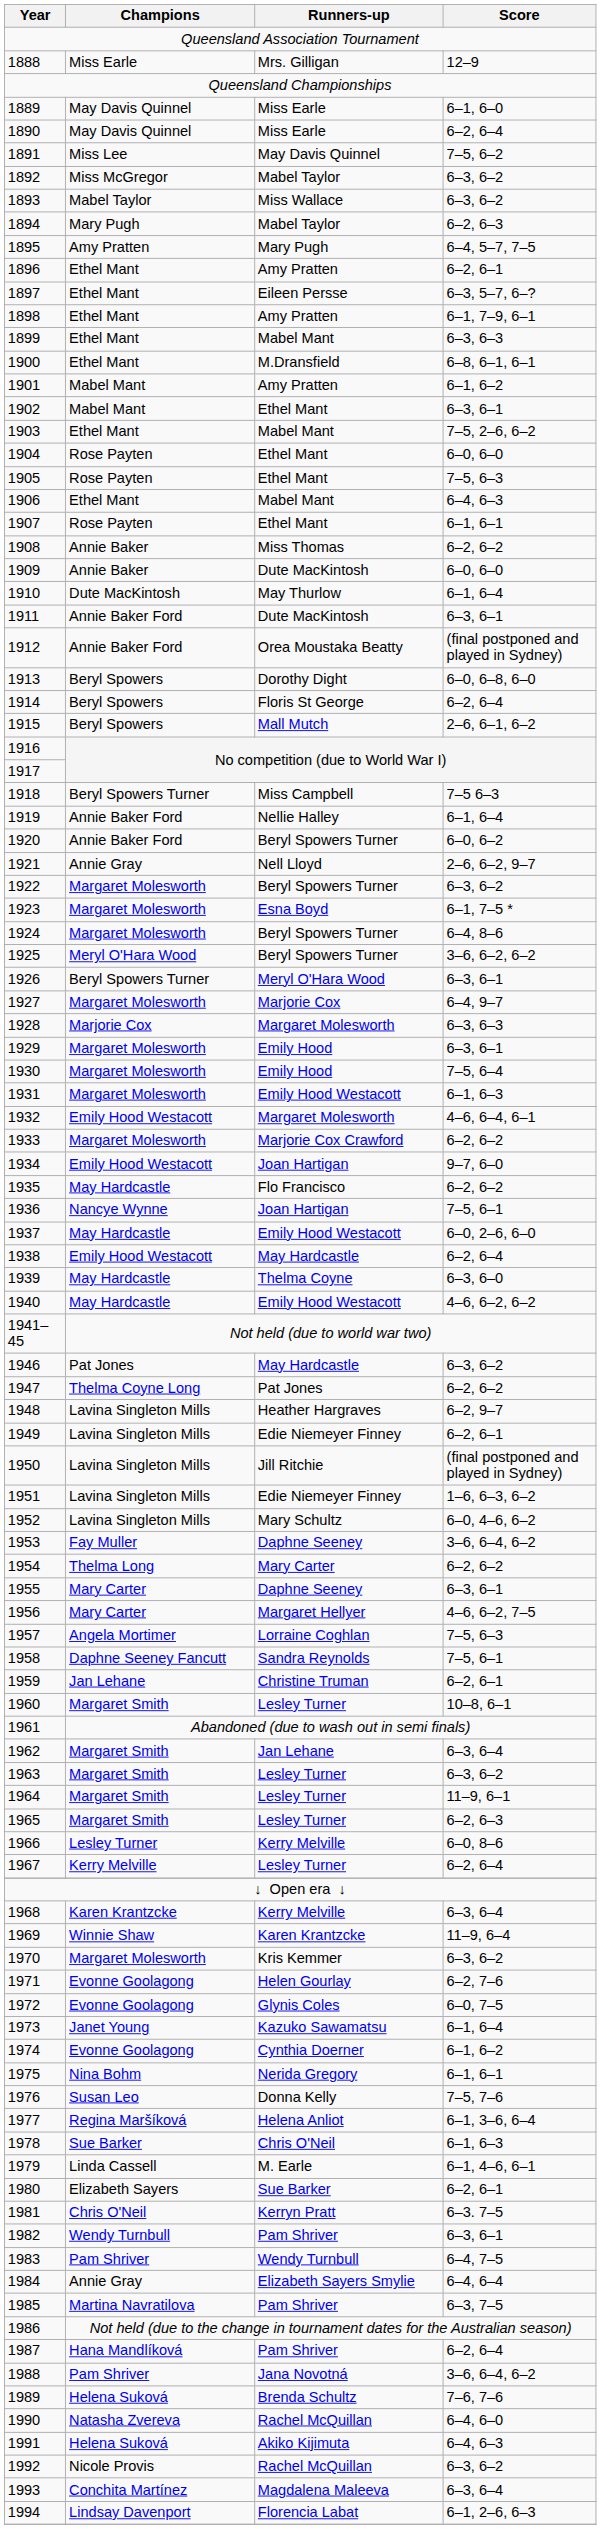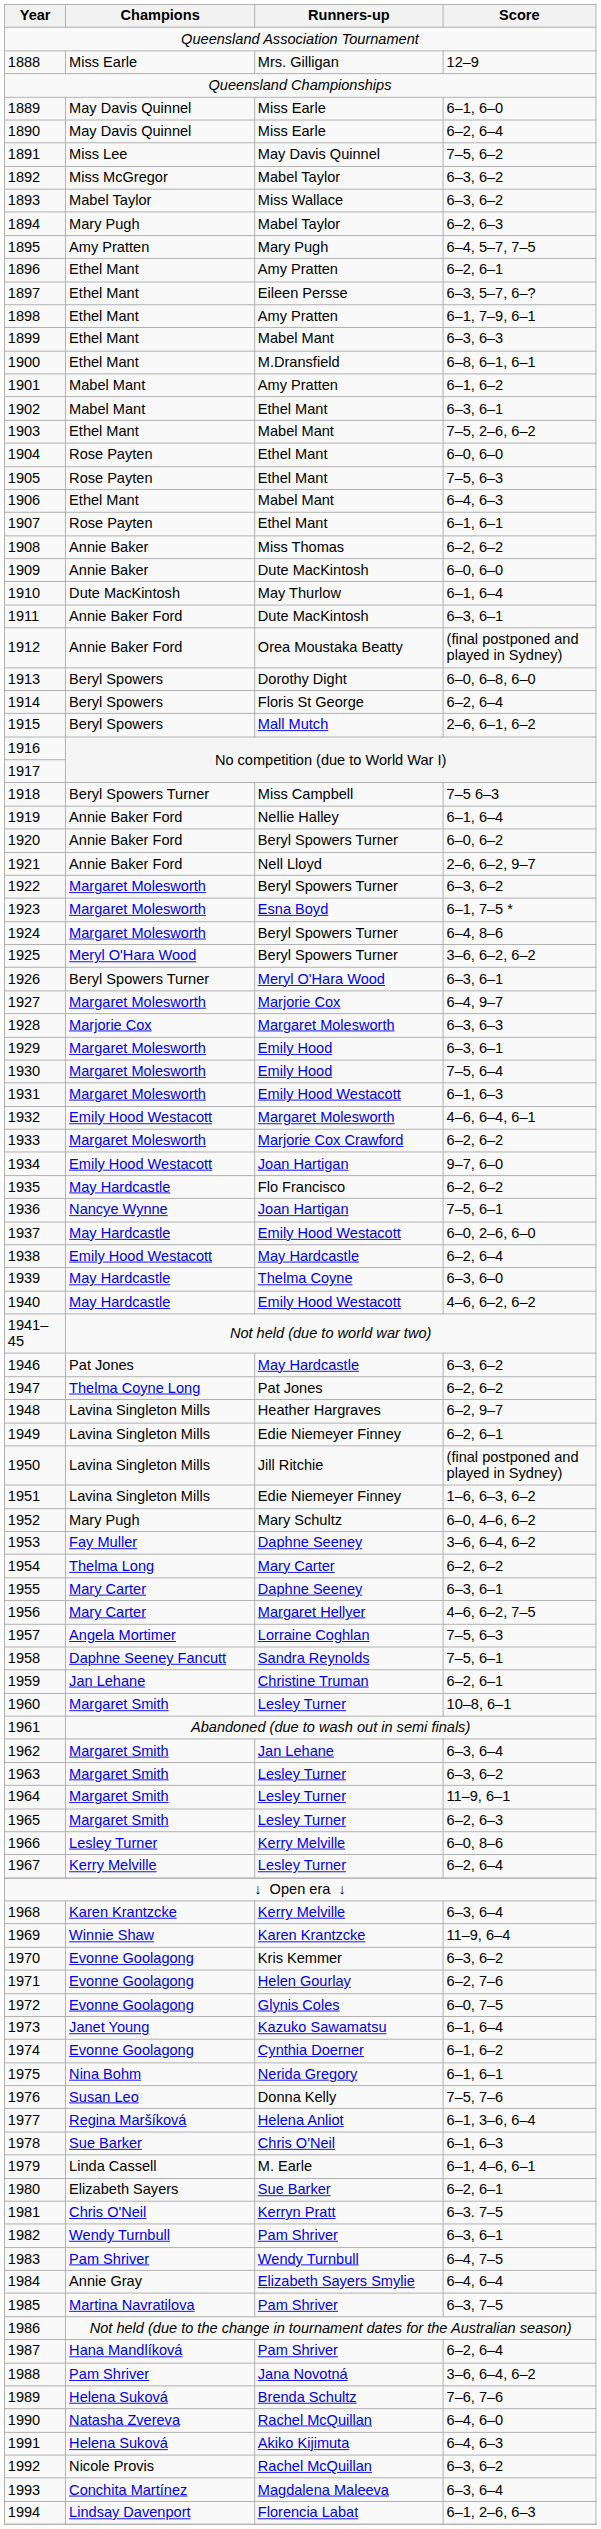(106, 863) Annie Gray -> (126, 863) Annie Baker Ford
(140, 1519) Lavina Singleton Mills -> (104, 1519) Mary Pugh
(137, 1958) Margaret Molesworth -> (131, 1958) Evonne Goolagong
